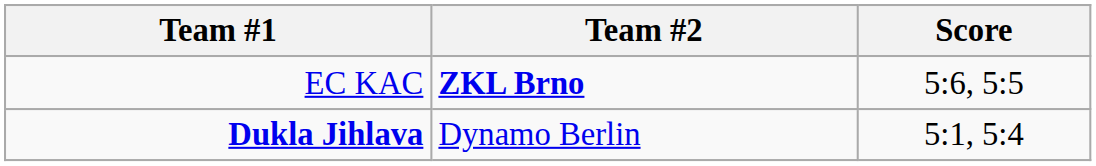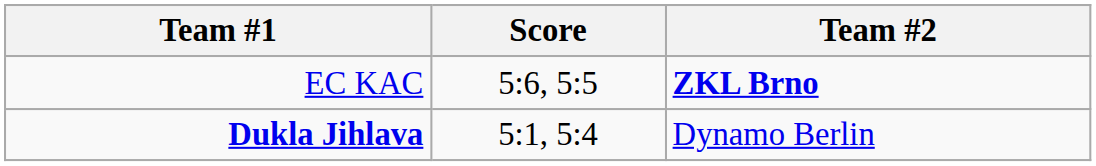columns swapped: (974, 30) <-> (644, 30)
